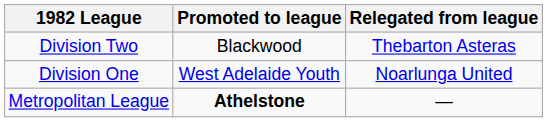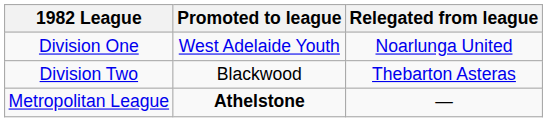rows swapped: (89, 74) <-> (89, 46)
